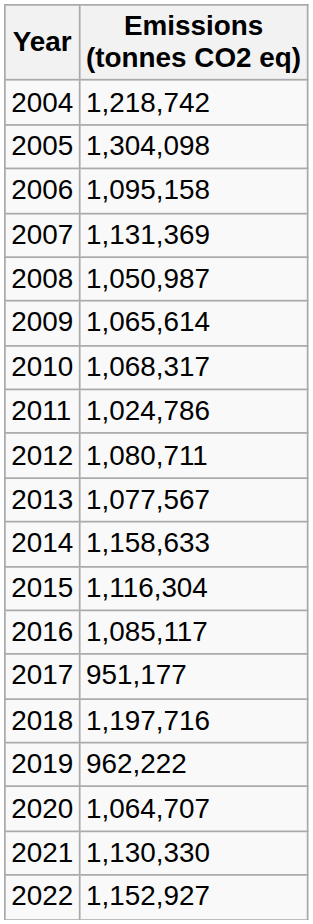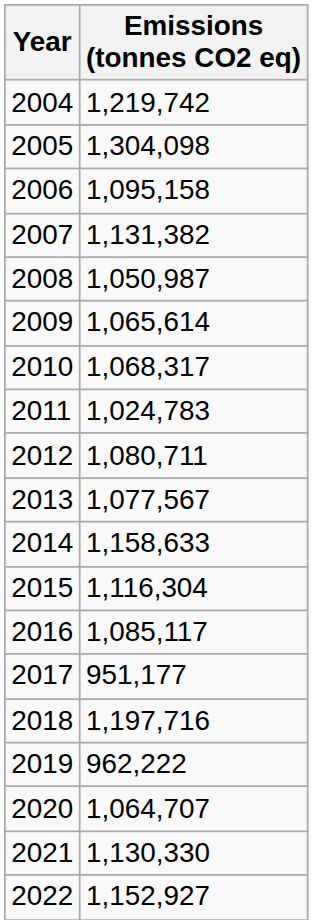(148, 102) 1,218,742 -> (148, 102) 1,219,742
(148, 234) 1,131,369 -> (148, 234) 1,131,382
(148, 411) 1,024,786 -> (148, 411) 1,024,783
